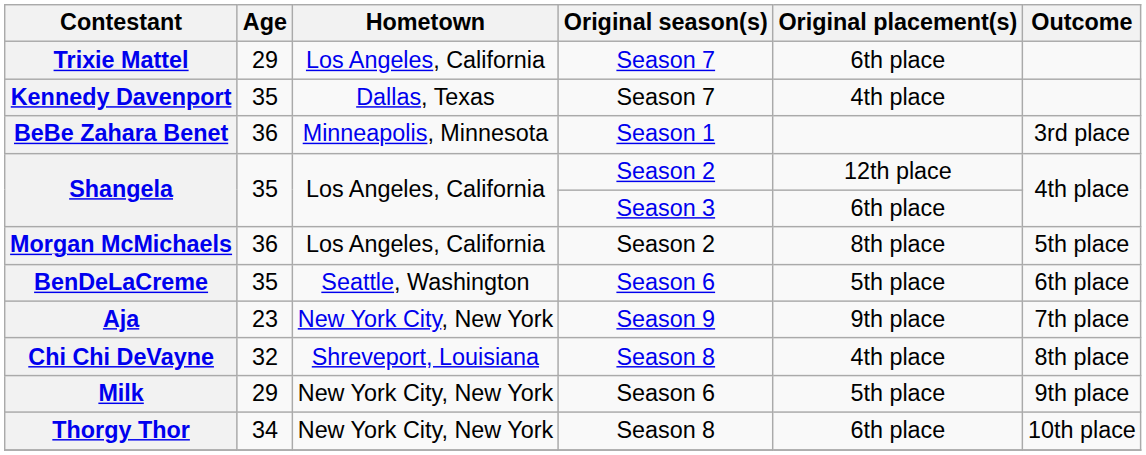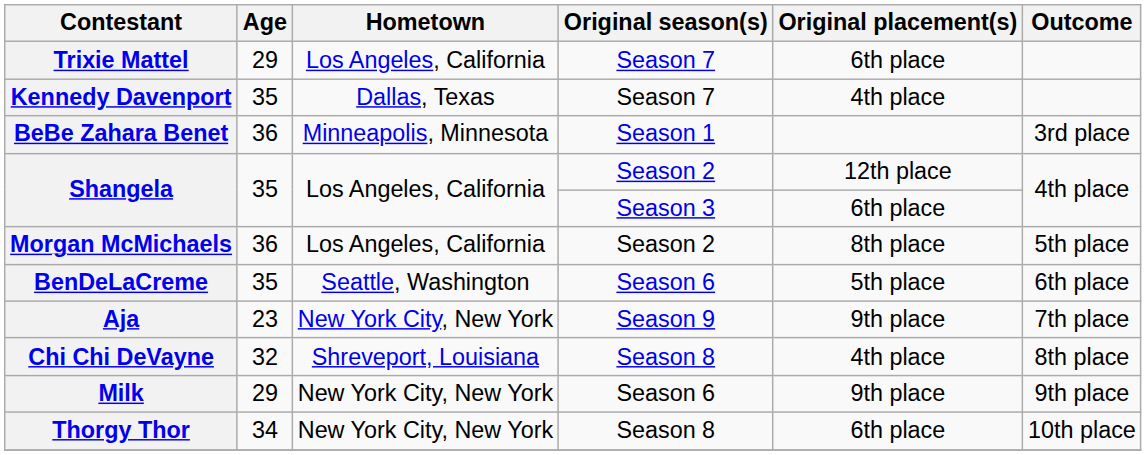(898, 393) 5th place -> (898, 393) 9th place
